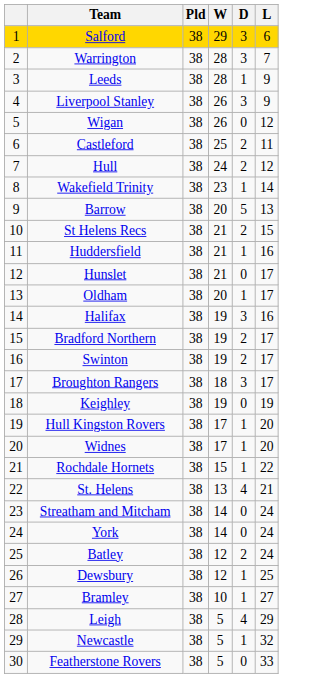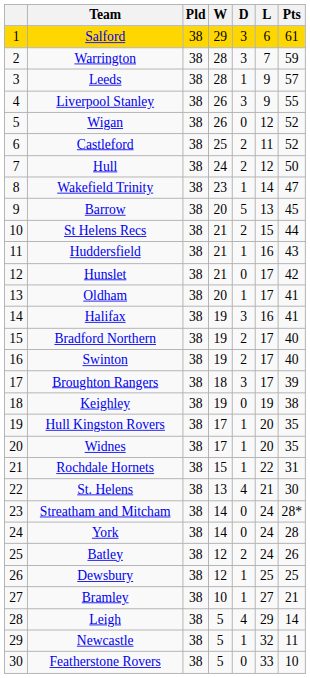+ column: (292, 15)
